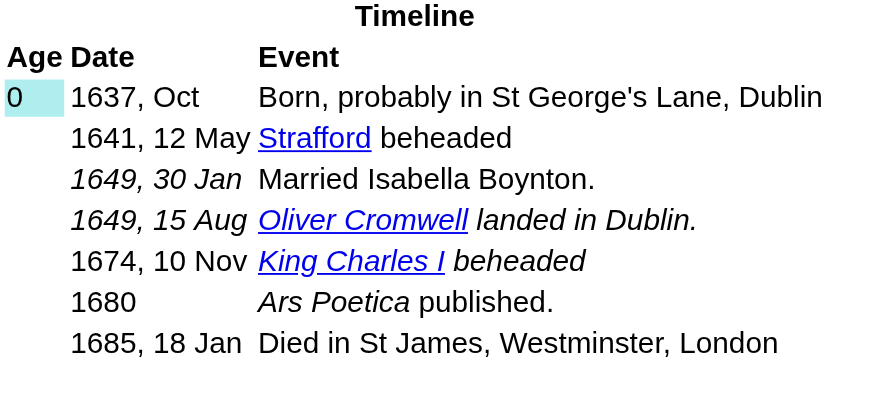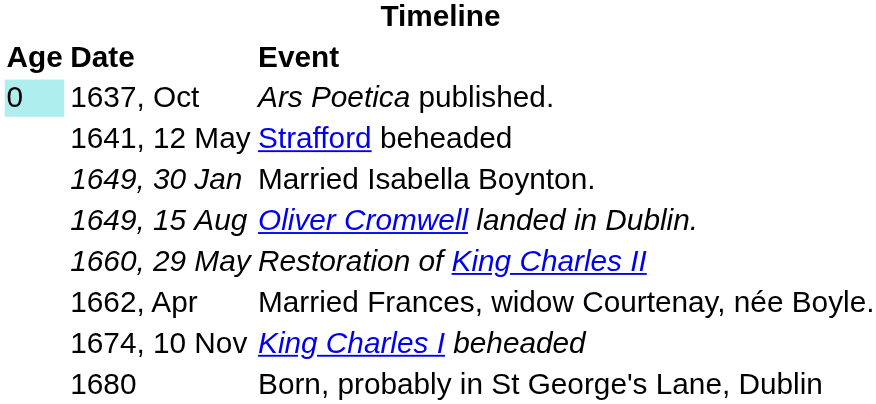(540, 97) Born, probably in St George's Lane, Dublin -> (406, 97) Ars Poetica published.
+ row: (160, 261)
+ row: (134, 302)
(406, 302) Ars Poetica published. -> (540, 384) Born, probably in St George's Lane, Dublin
- row: (156, 343)
